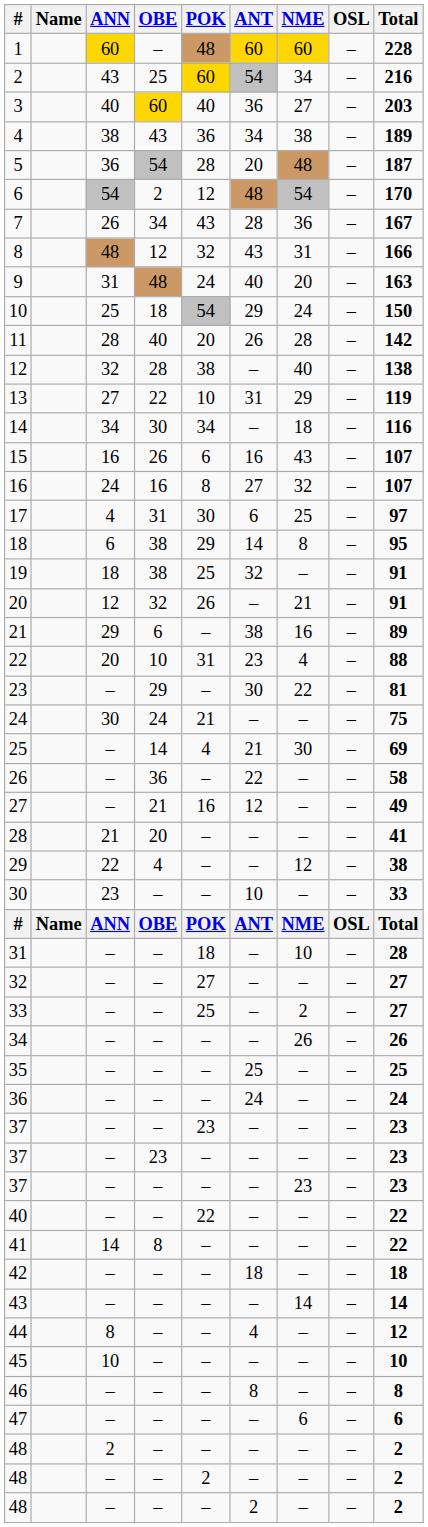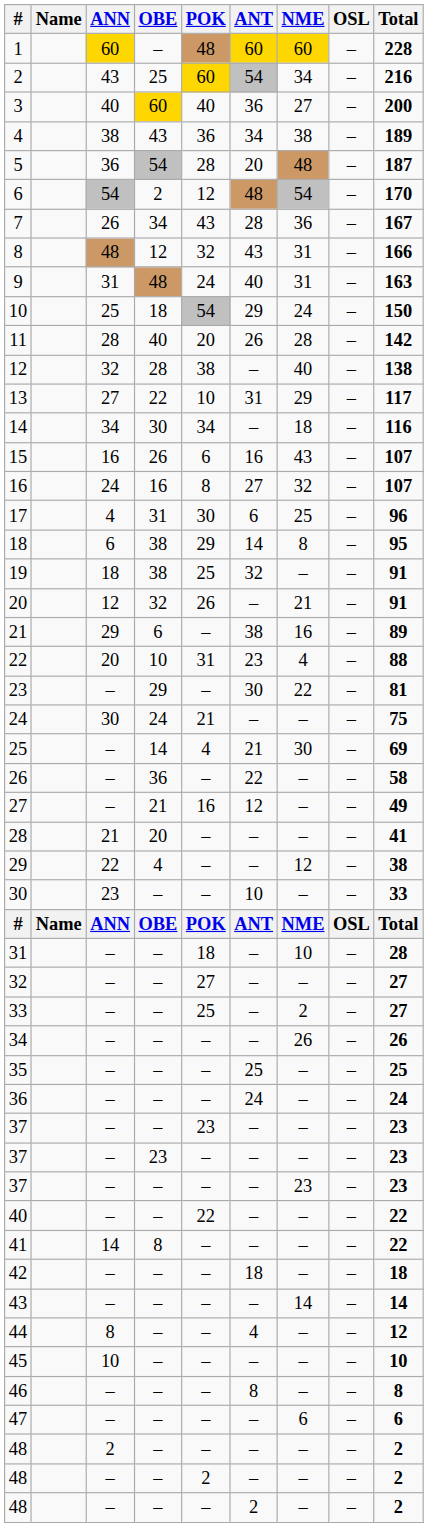(398, 106) 203 -> (398, 106) 200
(303, 281) 20 -> (303, 281) 31
(398, 398) 119 -> (398, 398) 117
(398, 515) 97 -> (398, 515) 96
